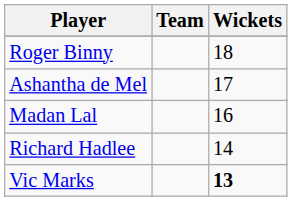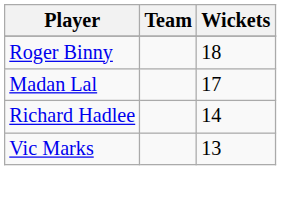- row: (78, 84)
(223, 116) 16 -> (211, 84) 17
(223, 180) bold -> (211, 148) normal
